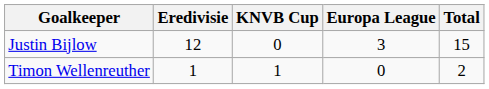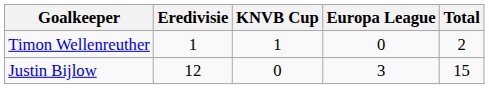rows swapped: (53, 44) <-> (79, 70)
